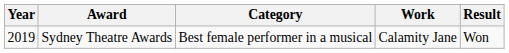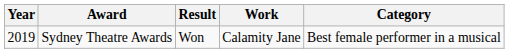columns swapped: (275, 15) <-> (482, 15)
